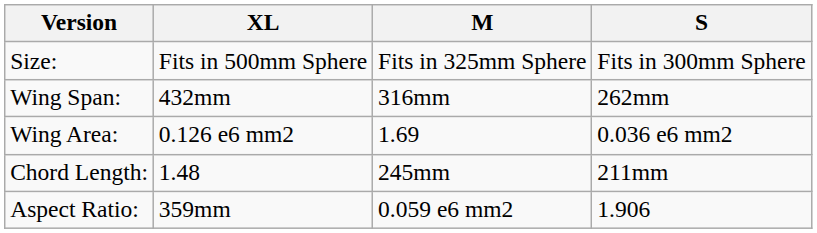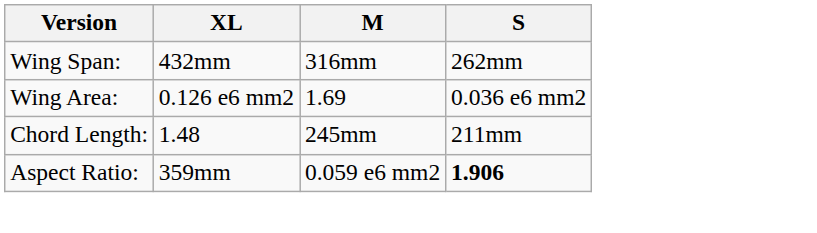- row: (34, 60)
(624, 209) normal -> (477, 172) bold
